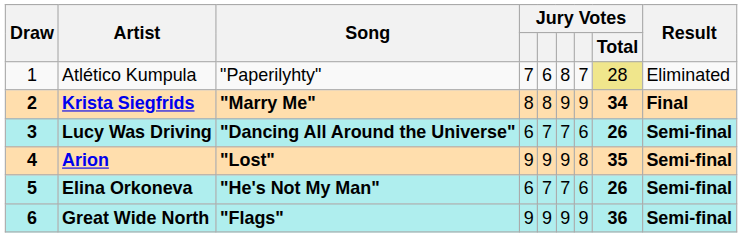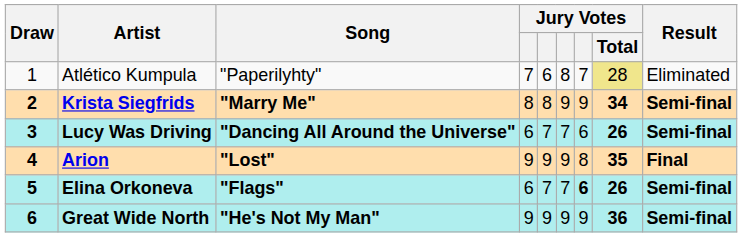(667, 103) Final -> (689, 103) Semi-final
(689, 160) Semi-final -> (667, 160) Final
(300, 189) "He's Not My Man" -> (252, 189) "Flags"
(583, 189) normal -> (583, 189) bold
(252, 217) "Flags" -> (300, 217) "He's Not My Man"
